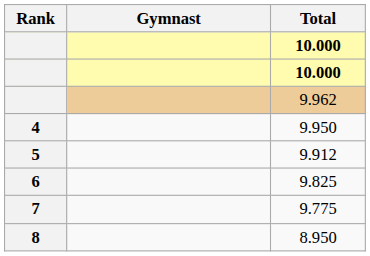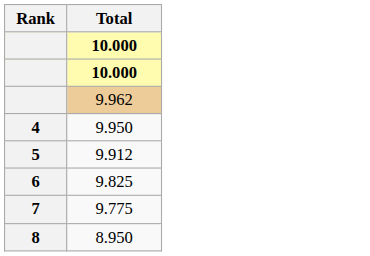- column: (169, 18)
